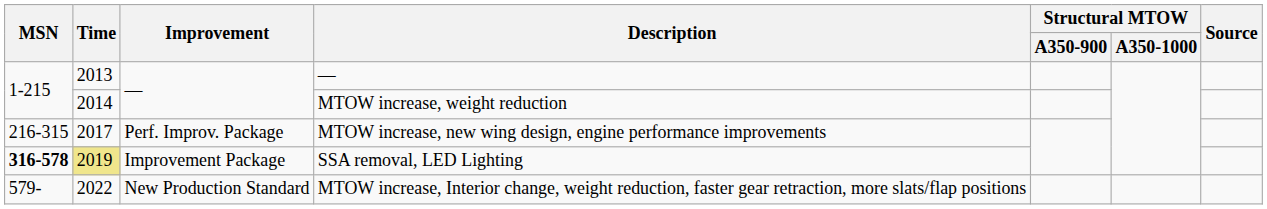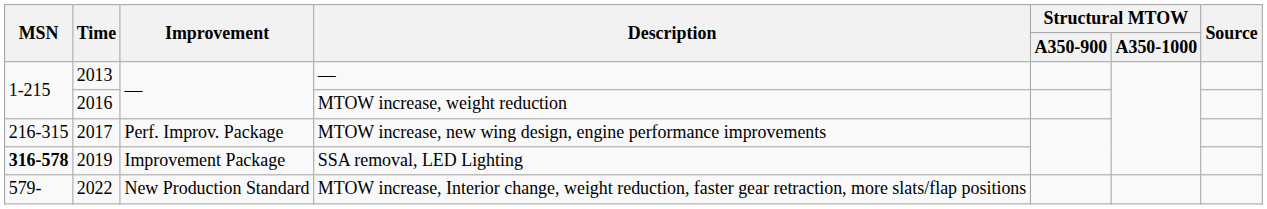(95, 103) 2014 -> (95, 103) 2016
(95, 160) khaki background -> (95, 160) no background
